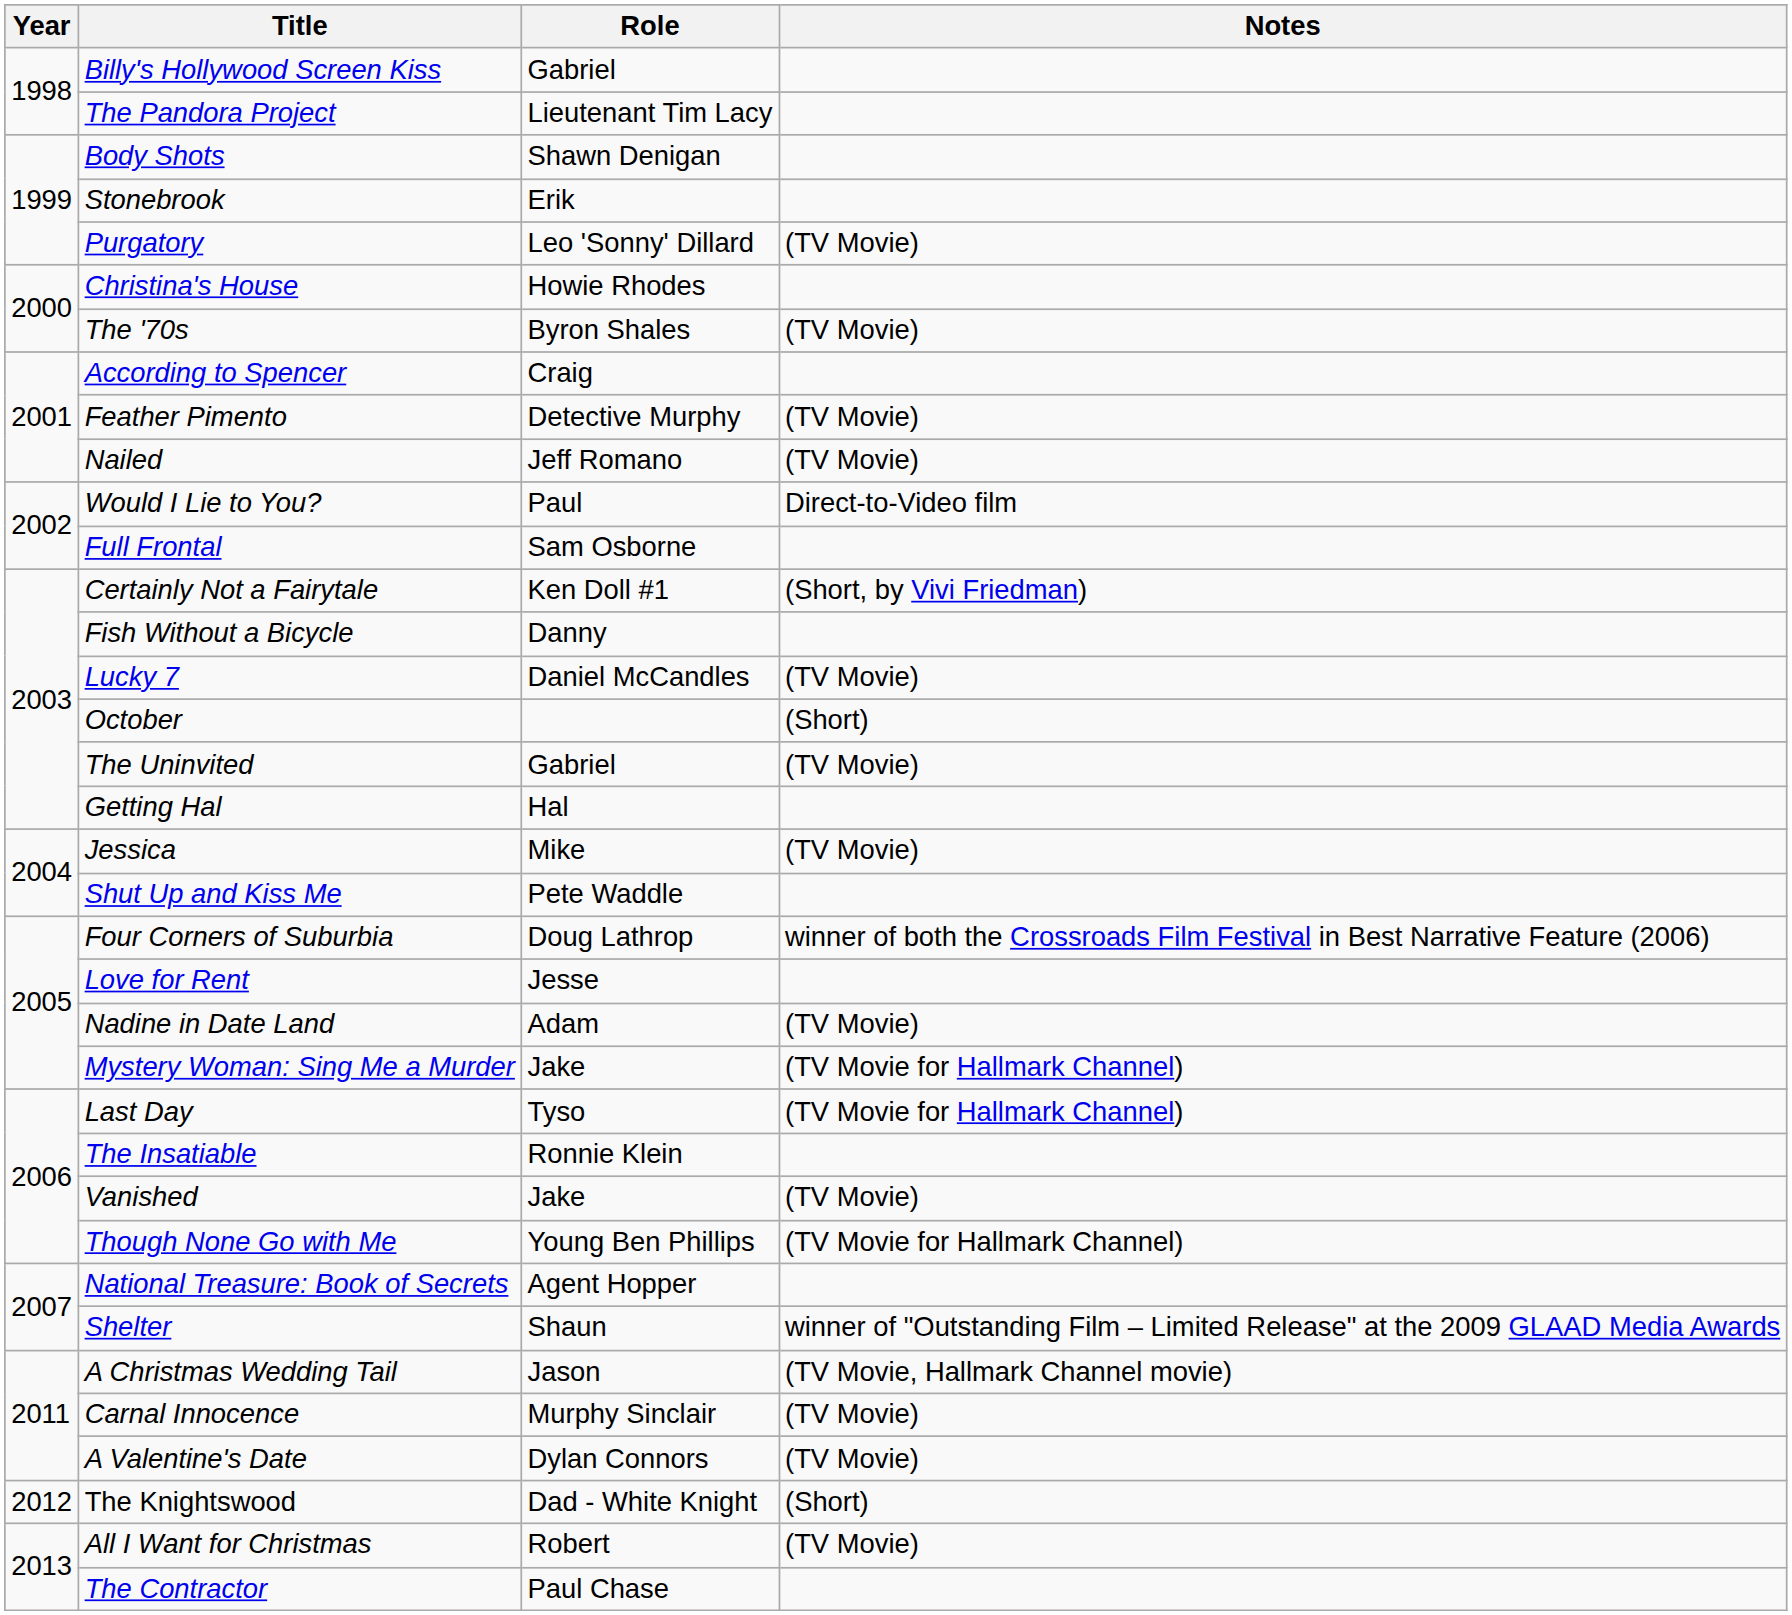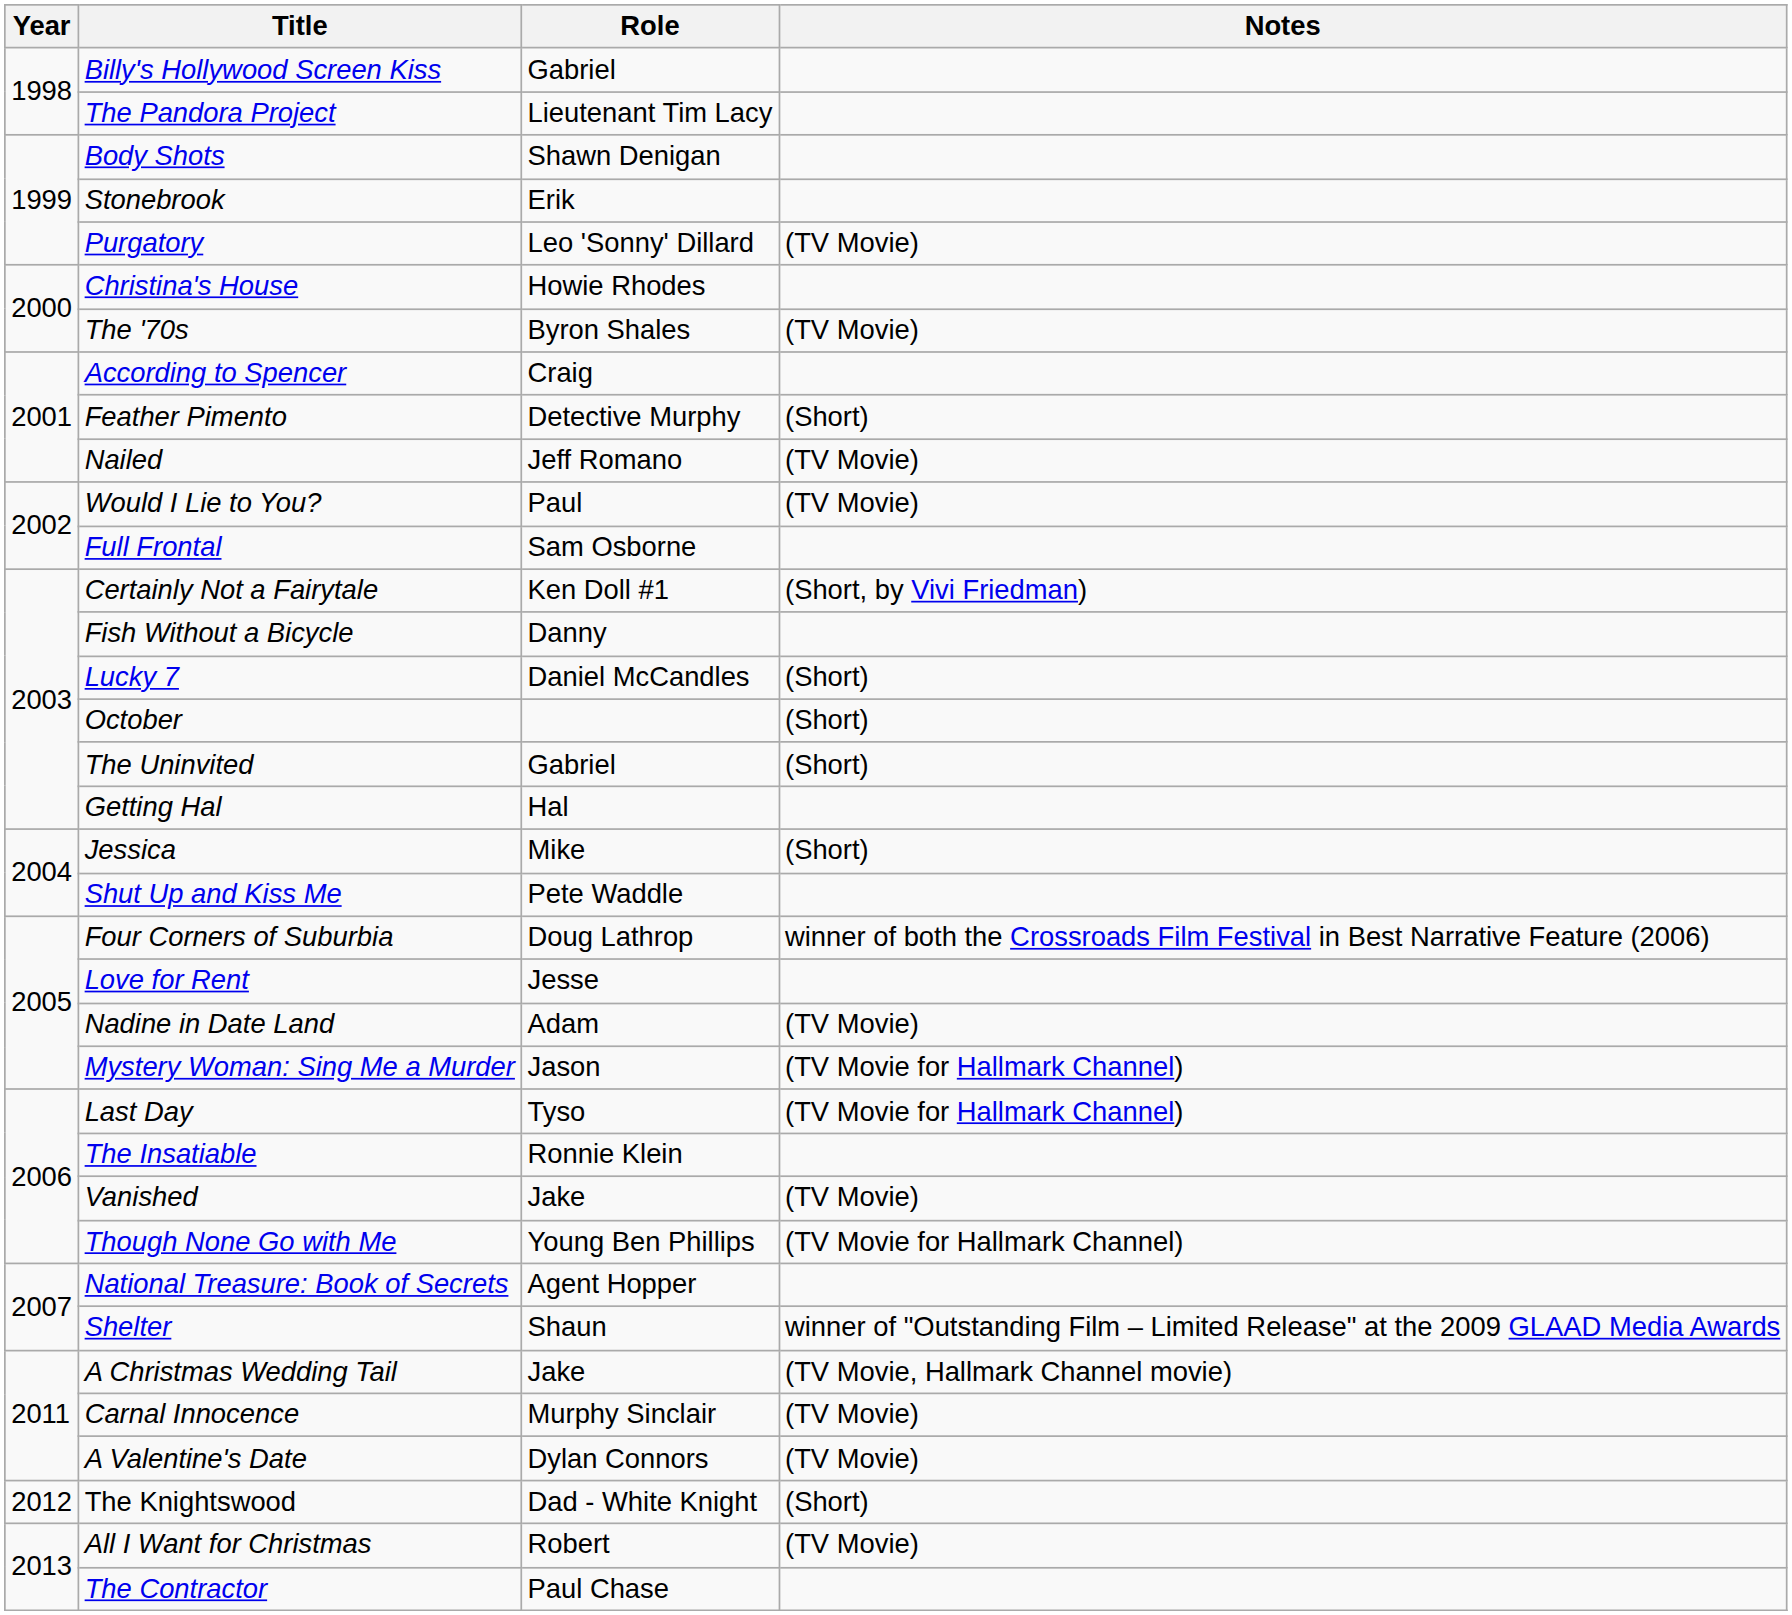(852, 416) (TV Movie) -> (827, 416) (Short)
(901, 503) Direct-to-Video film -> (852, 503) (TV Movie)
(852, 677) (TV Movie) -> (827, 677) (Short)
(852, 763) (TV Movie) -> (827, 763) (Short)
(852, 850) (TV Movie) -> (827, 850) (Short)
(556, 1067) Jake -> (564, 1067) Jason
(564, 1371) Jason -> (556, 1371) Jake
